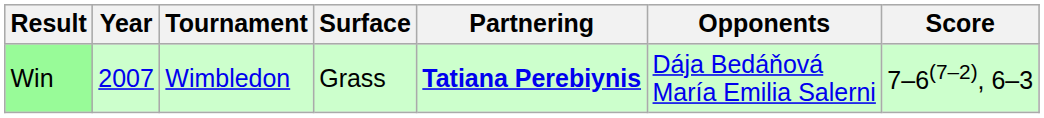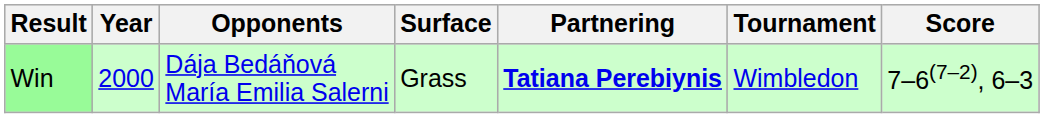columns swapped: (237, 24) <-> (764, 24)
(126, 77) 2007 -> (126, 77) 2000
